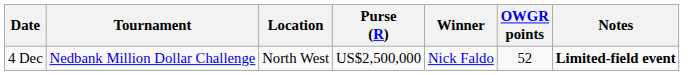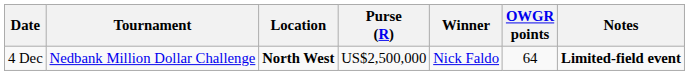(296, 58) normal -> (298, 58) bold
(525, 58) 52 -> (530, 58) 64
